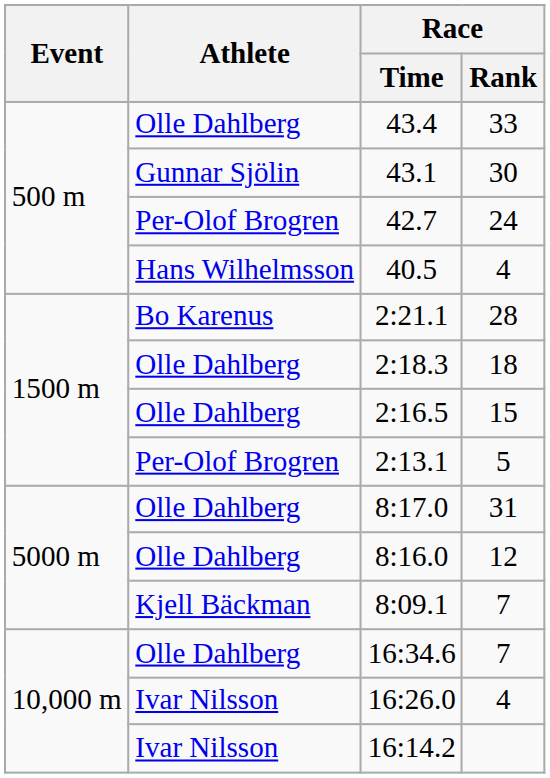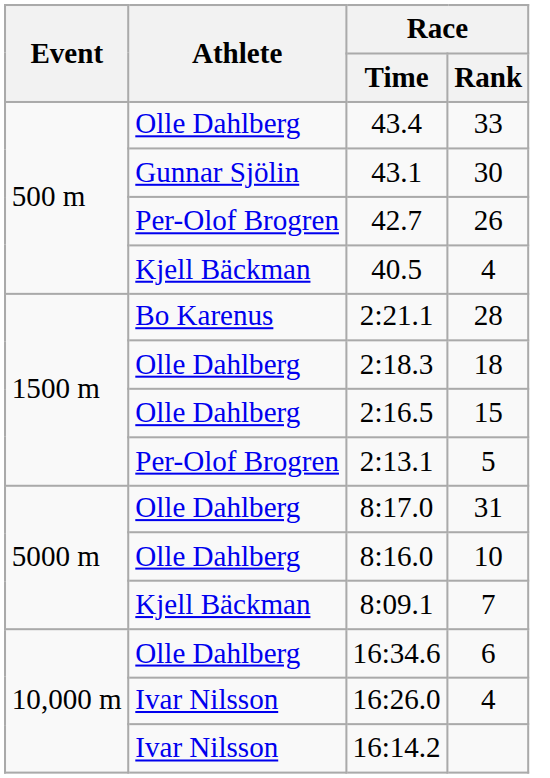(503, 220) 24 -> (488, 220) 26
(245, 268) Hans Wilhelmsson -> (223, 268) Kjell Bäckman
(503, 556) 12 -> (488, 556) 10
(503, 652) 7 -> (488, 652) 6
